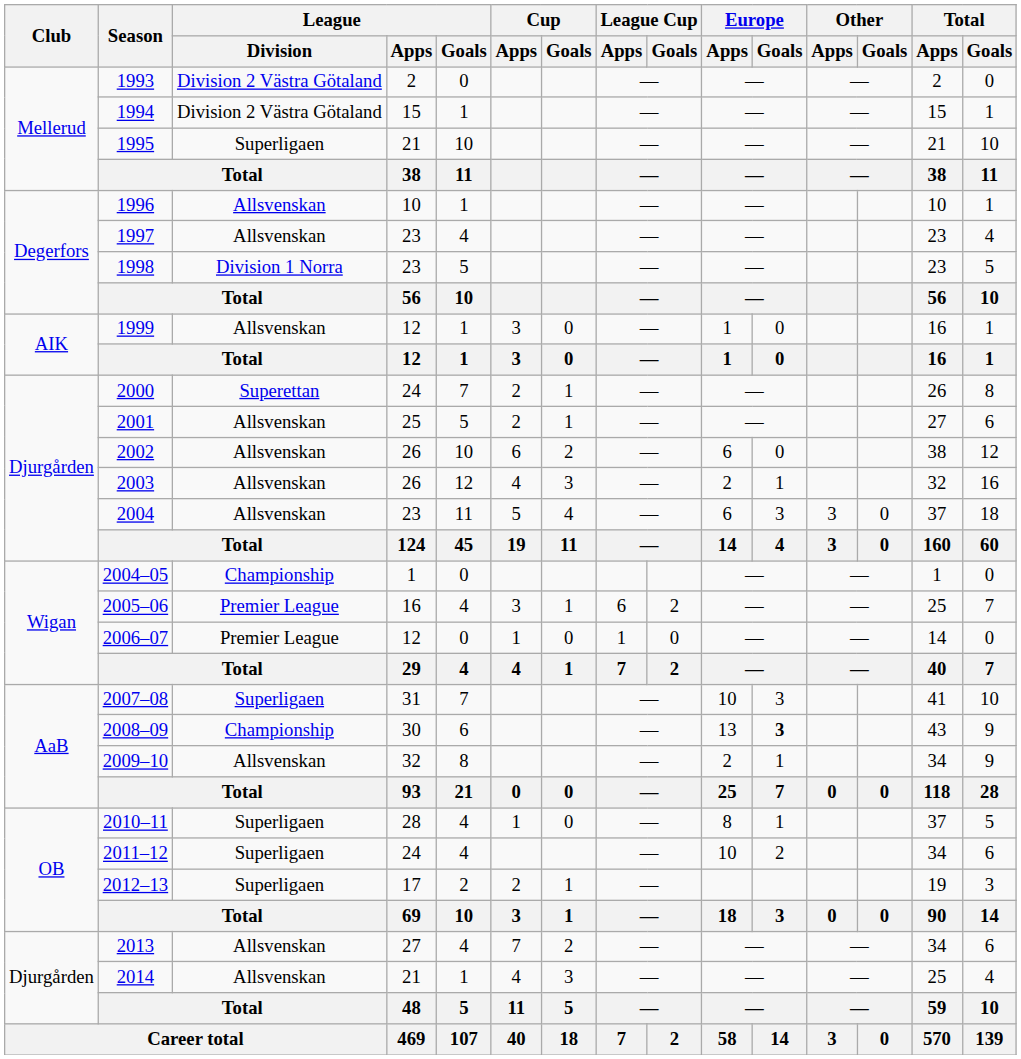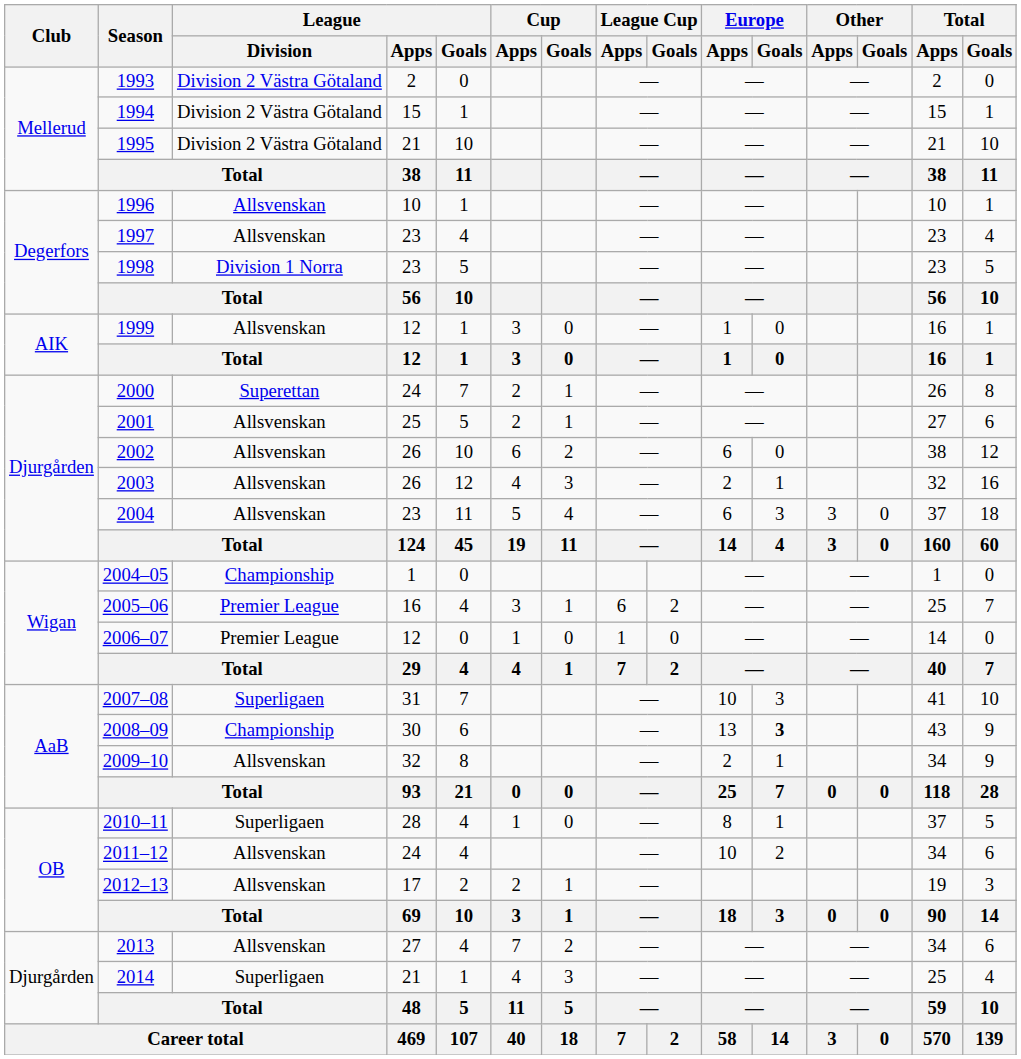(279, 143) Superligaen -> (279, 143) Division 2 Västra Götaland
(279, 853) Superligaen -> (279, 853) Allsvenskan
(279, 884) Superligaen -> (279, 884) Allsvenskan
(279, 977) Allsvenskan -> (279, 977) Superligaen
